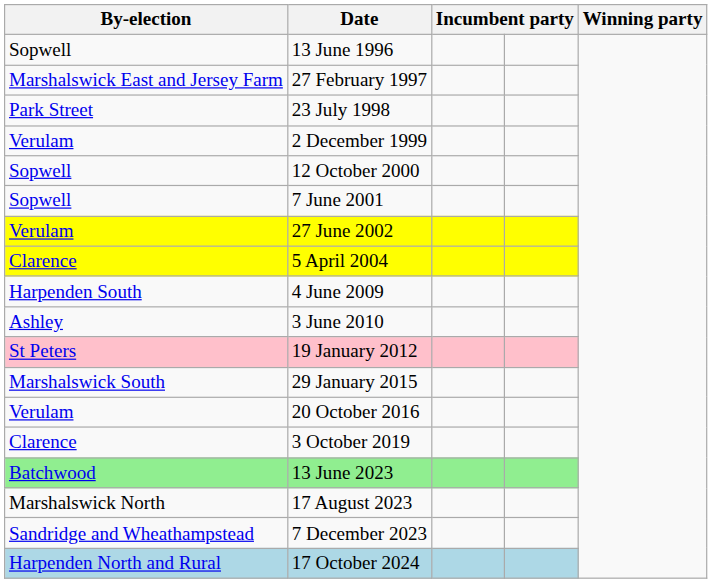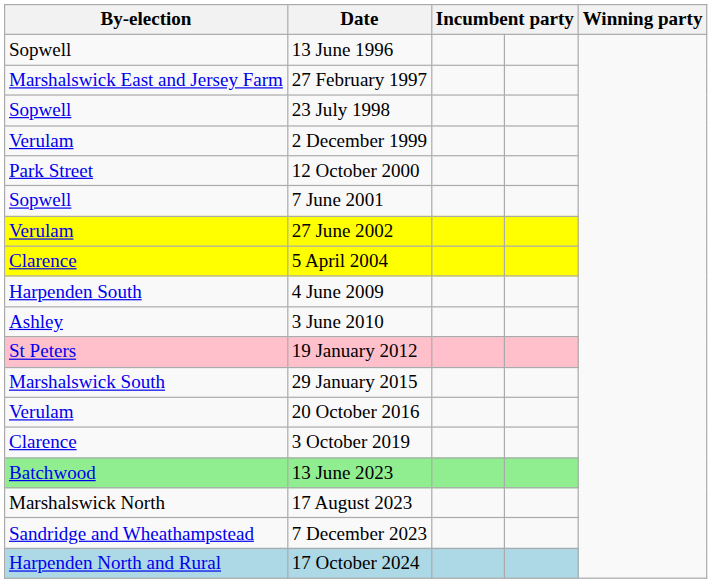(51, 110) Park Street -> (40, 110) Sopwell
(40, 170) Sopwell -> (51, 170) Park Street
